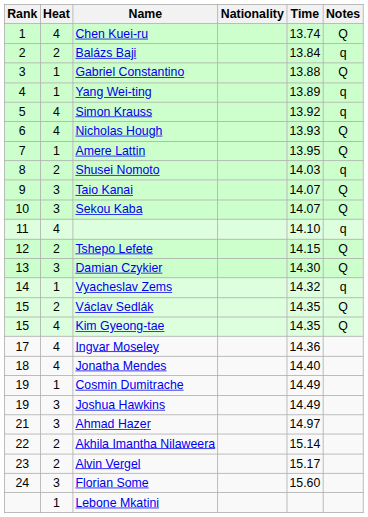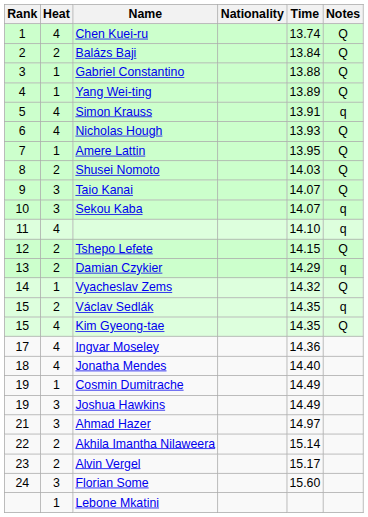(343, 53) q -> (343, 53) Q
(343, 92) q -> (343, 92) Q
(305, 111) 13.92 -> (305, 111) 13.91
(343, 170) q -> (343, 170) Q
(343, 209) Q -> (343, 209) q
(56, 268) 3 -> (56, 268) 2
(305, 268) 14.30 -> (305, 268) 14.29
(343, 268) Q -> (343, 268) q
(343, 287) q -> (343, 287) Q
(343, 307) Q -> (343, 307) q
